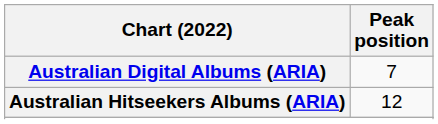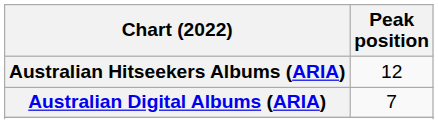rows swapped: (177, 71) <-> (177, 102)
